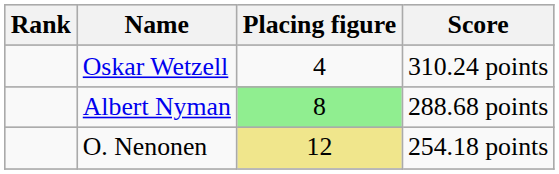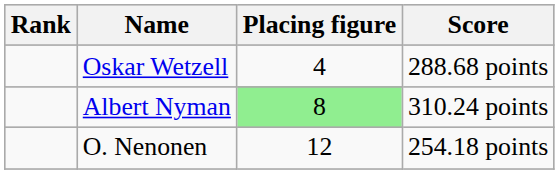(478, 65) 310.24 points -> (478, 65) 288.68 points
(478, 106) 288.68 points -> (478, 106) 310.24 points
(319, 147) khaki background -> (319, 147) no background
